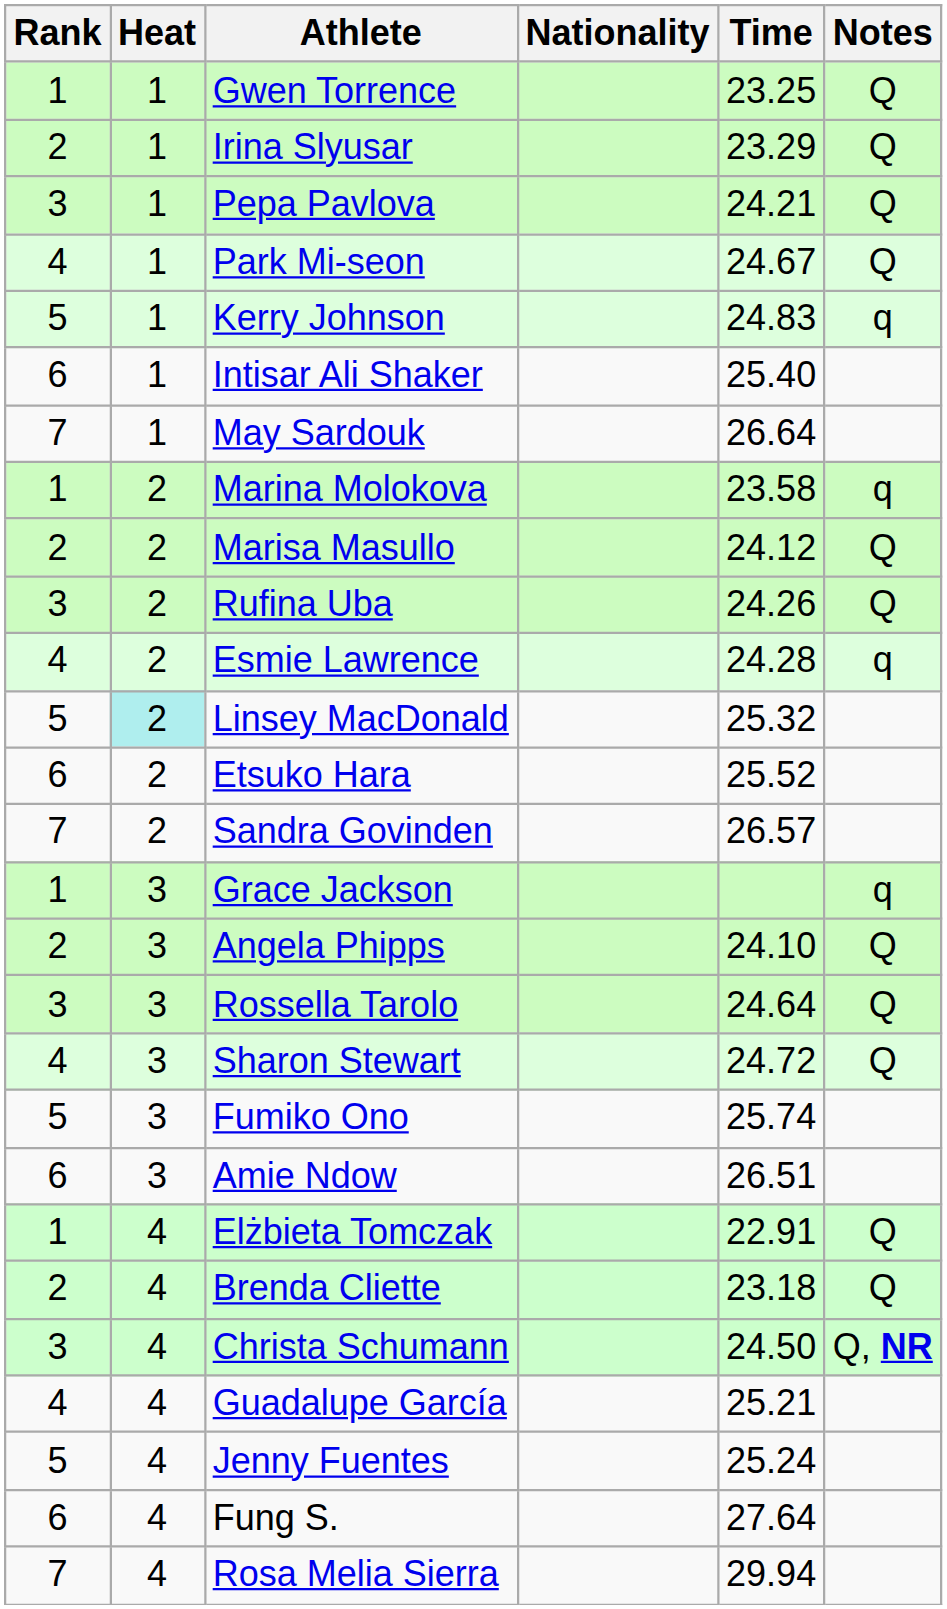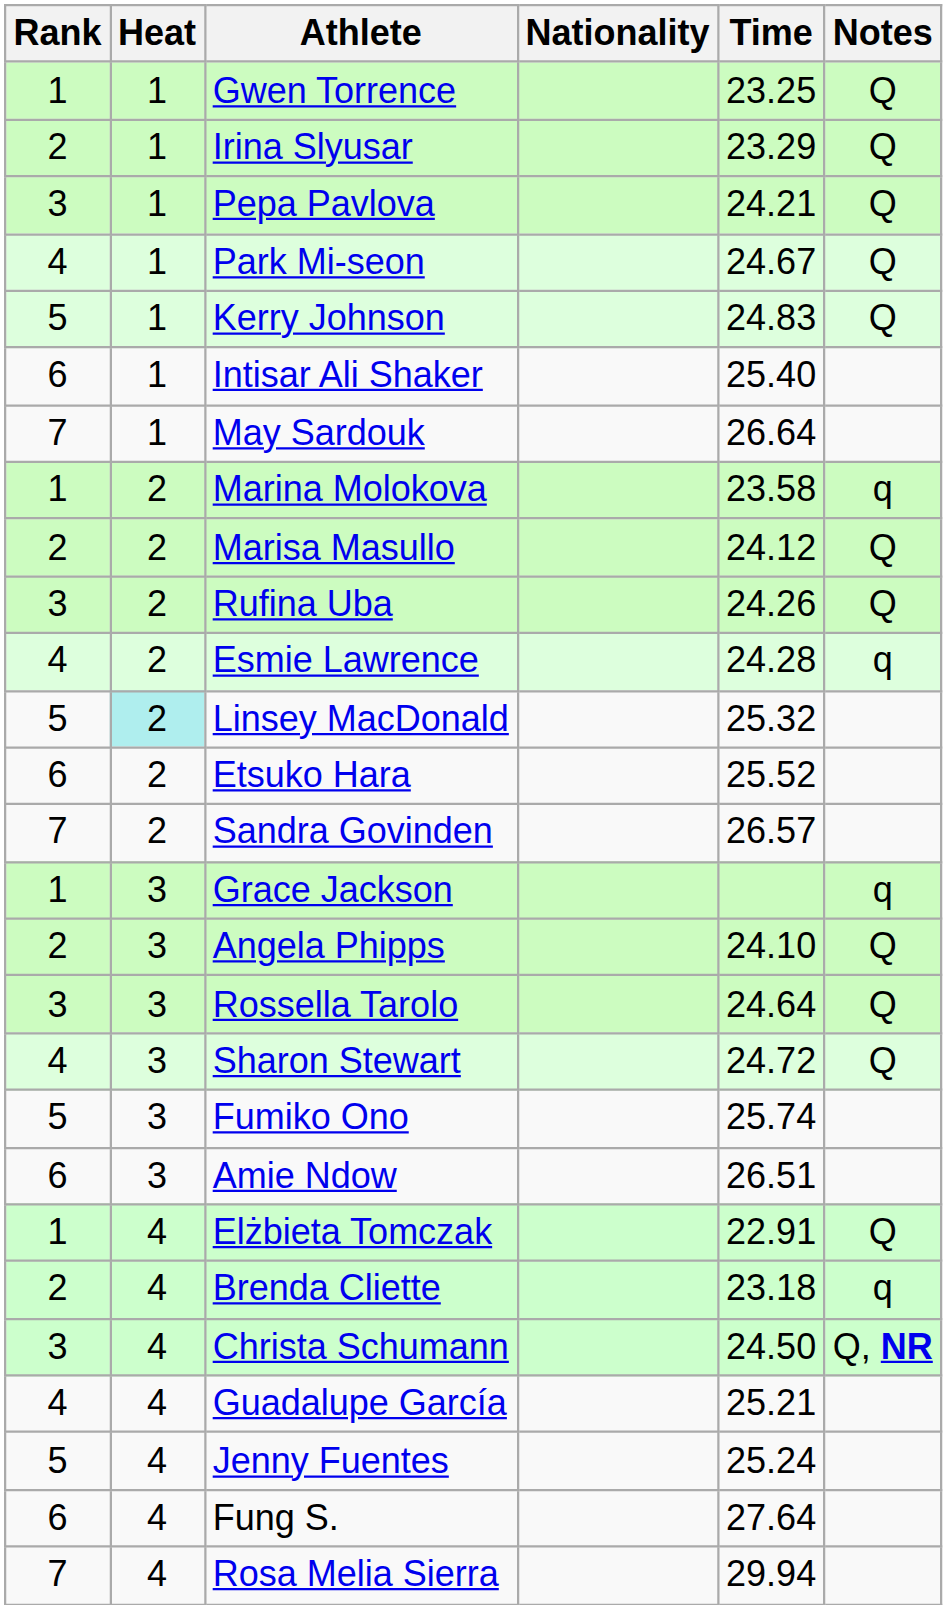(883, 318) q -> (883, 318) Q
(883, 1289) Q -> (883, 1289) q
